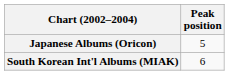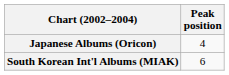(203, 43) 5 -> (203, 43) 4
